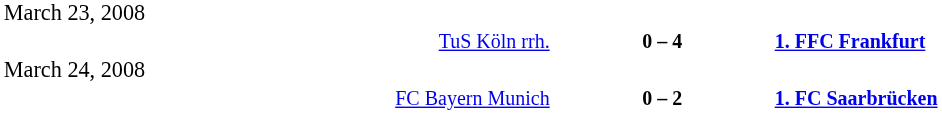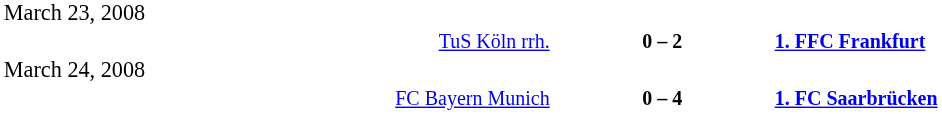(662, 41) 0 – 4 -> (662, 41) 0 – 2
(662, 98) 0 – 2 -> (662, 98) 0 – 4
